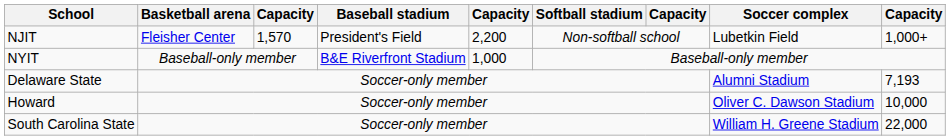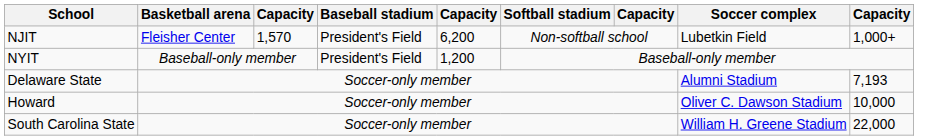(489, 37) 2,200 -> (457, 37) 6,200
(393, 59) B&E Riverfront Stadium -> (371, 59) President's Field
(489, 59) 1,000 -> (457, 59) 1,200
